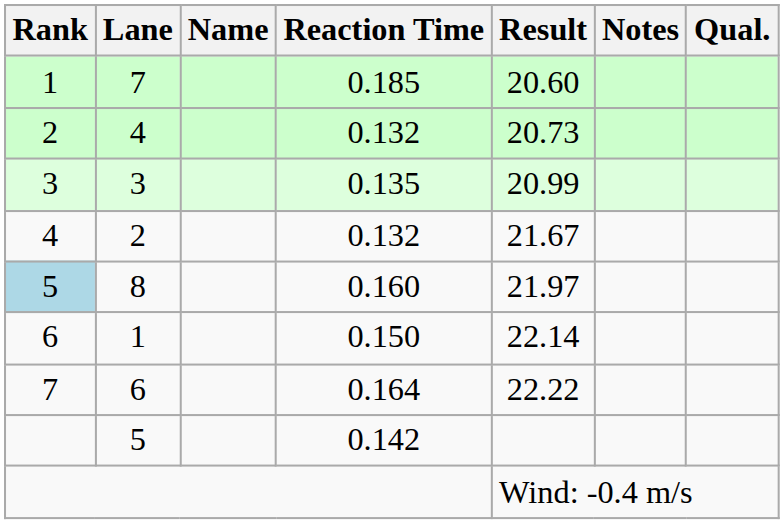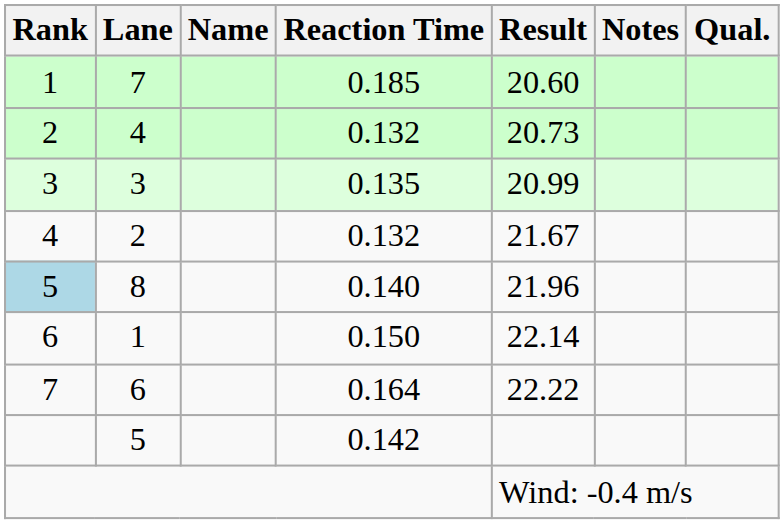(384, 286) 0.160 -> (384, 286) 0.140
(543, 286) 21.97 -> (543, 286) 21.96
